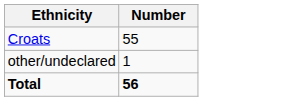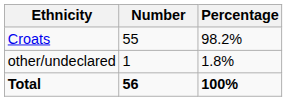+ column: (240, 15)
